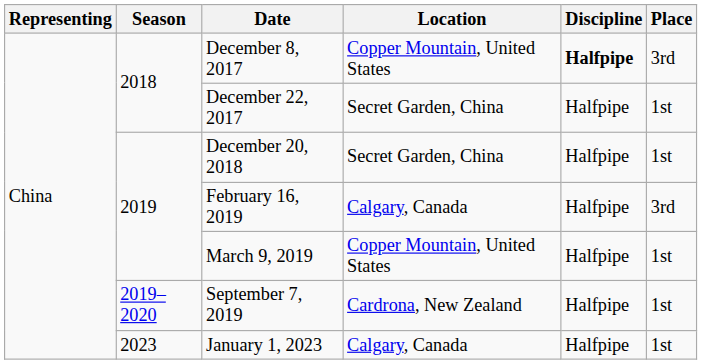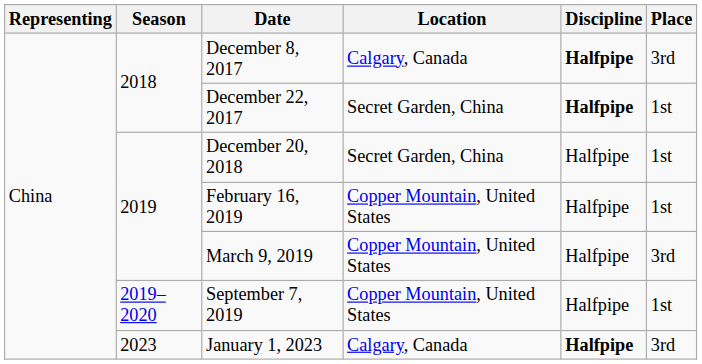(441, 58) Copper Mountain, United States -> (407, 58) Calgary, Canada
(597, 107) normal -> (599, 107) bold
(407, 206) Calgary, Canada -> (441, 206) Copper Mountain, United States
(663, 206) 3rd -> (661, 206) 1st
(661, 255) 1st -> (663, 255) 3rd
(434, 305) Cardrona, New Zealand -> (441, 305) Copper Mountain, United States
(597, 344) normal -> (599, 344) bold
(661, 344) 1st -> (663, 344) 3rd
